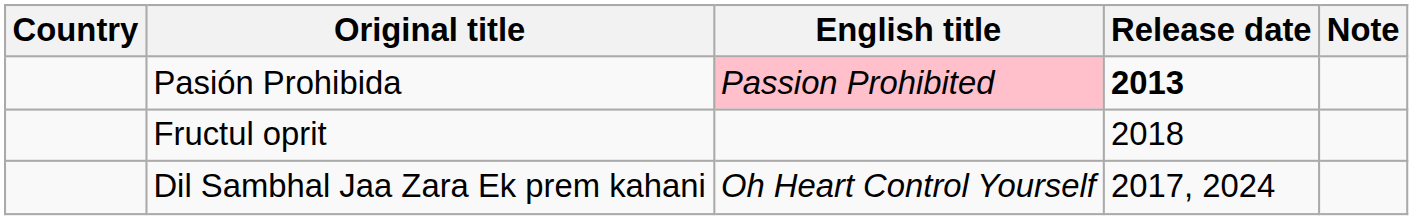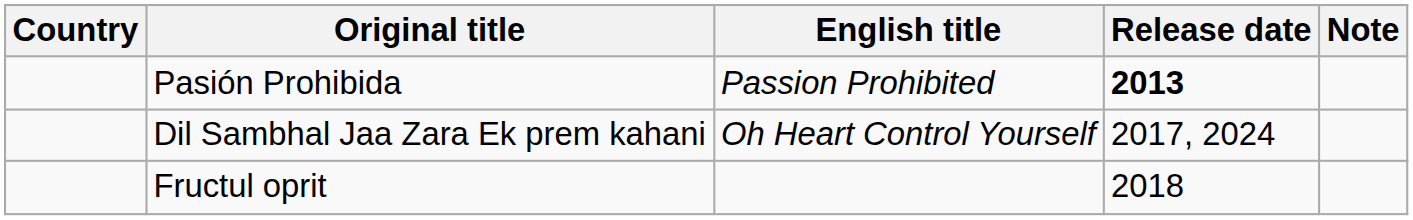(858, 82) pink background -> (858, 82) no background
rows swapped: (430, 186) <-> (240, 134)
